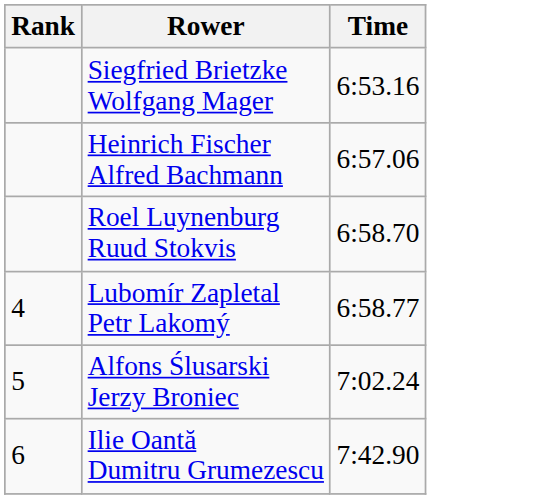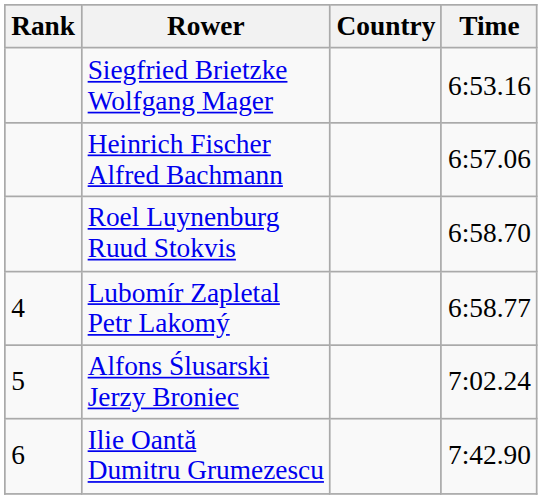+ column: (386, 26)
